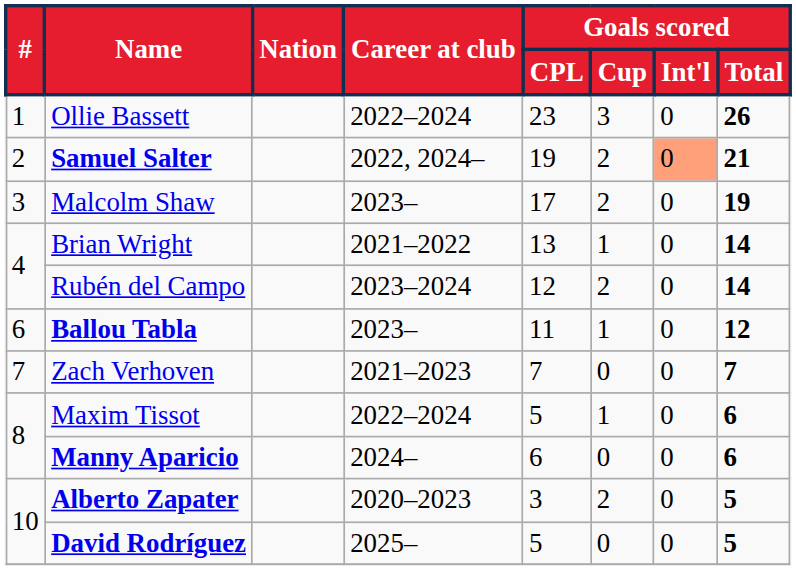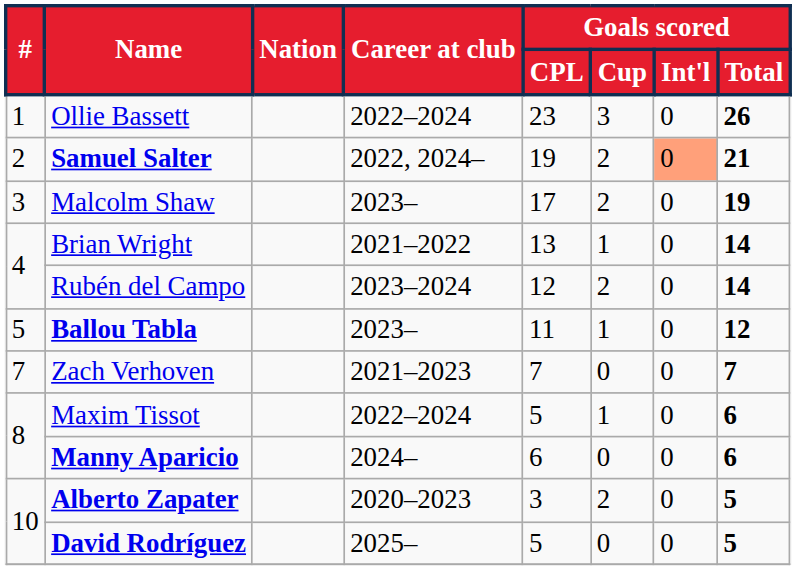(19, 329) 6 -> (19, 329) 5
